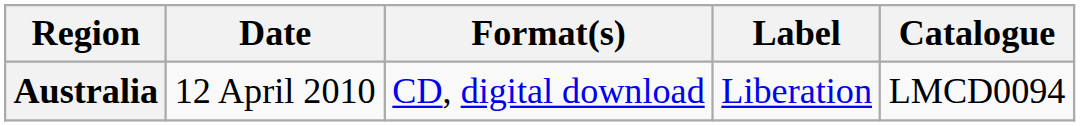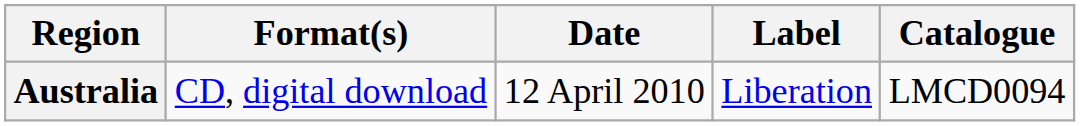columns swapped: (275, 33) <-> (549, 33)
